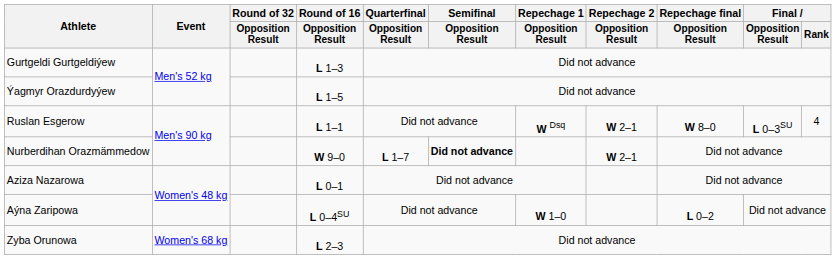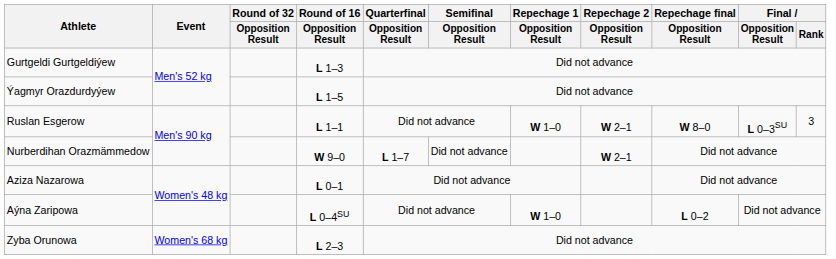(551, 128) W Dsq -> (546, 128) W 1–0
(816, 122) 4 -> (811, 122) 3
(472, 152) bold -> (469, 152) normal
